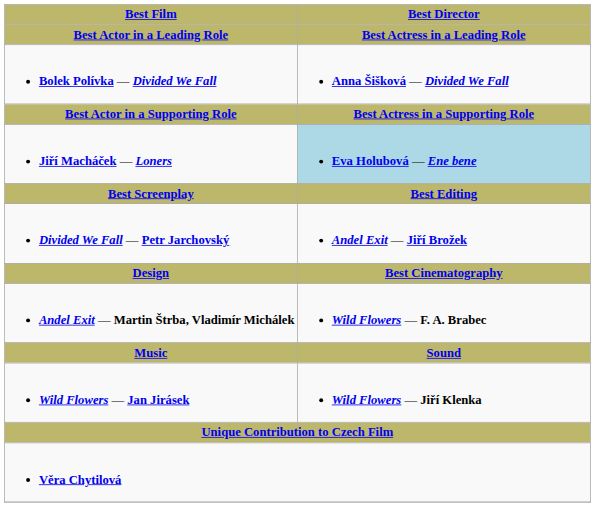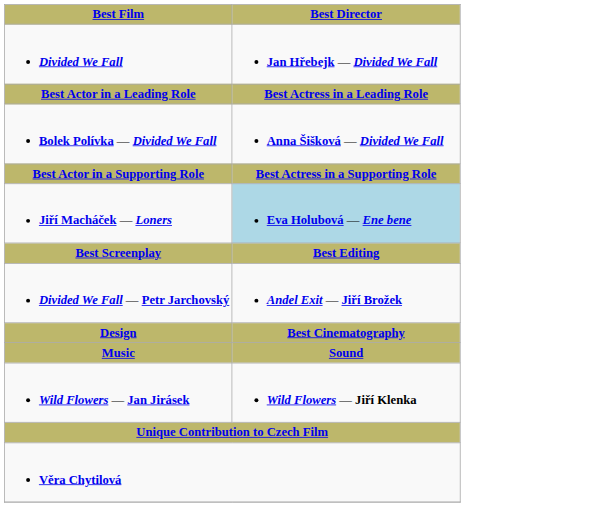+ row: (118, 61)
- row: (151, 320)
